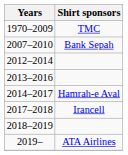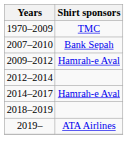+ row: (30, 61)
- row: (30, 77)
- row: (30, 110)
